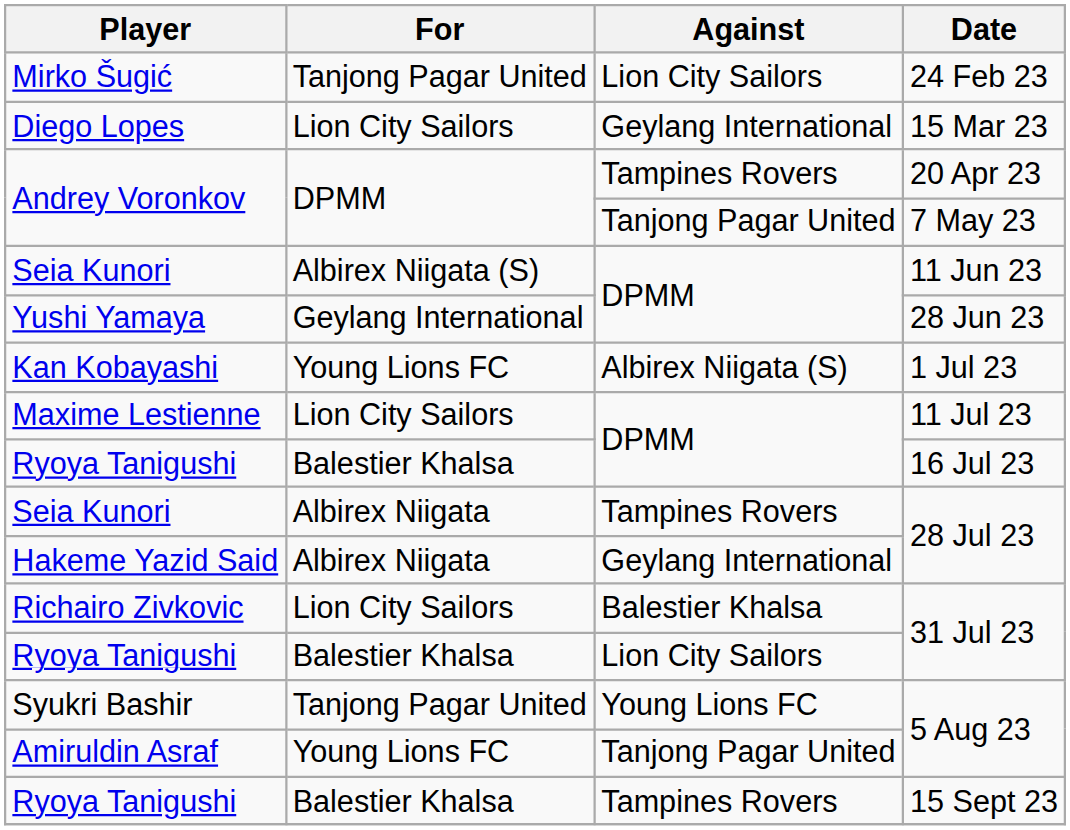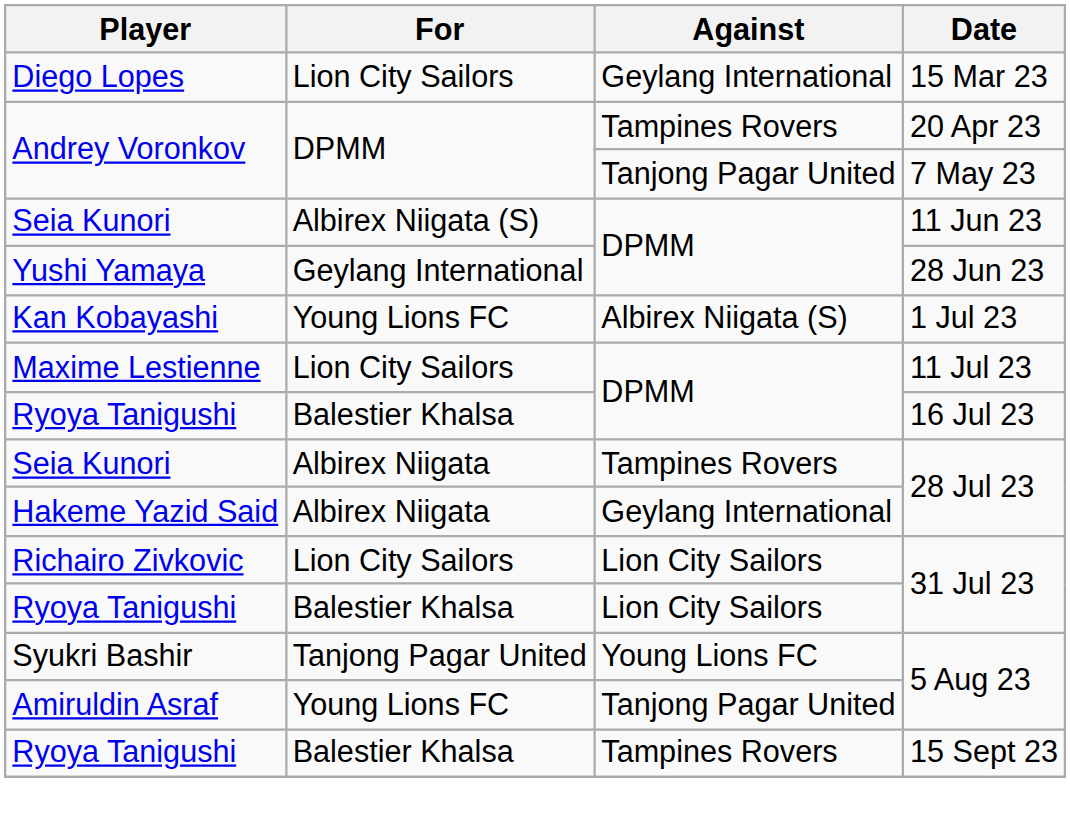- row: (92, 77)
(712, 608) Balestier Khalsa -> (712, 559) Lion City Sailors
